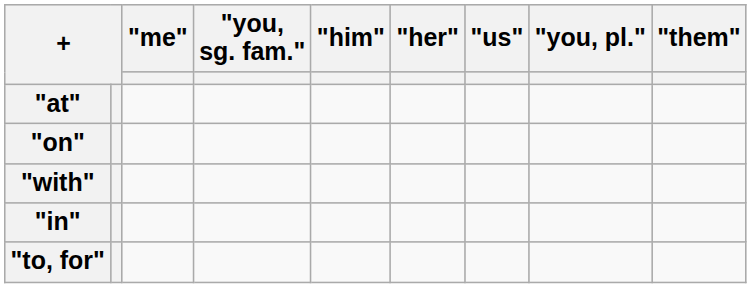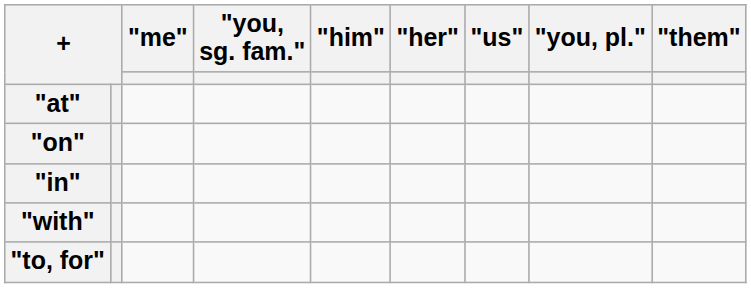rows swapped: (58, 182) <-> (58, 222)
